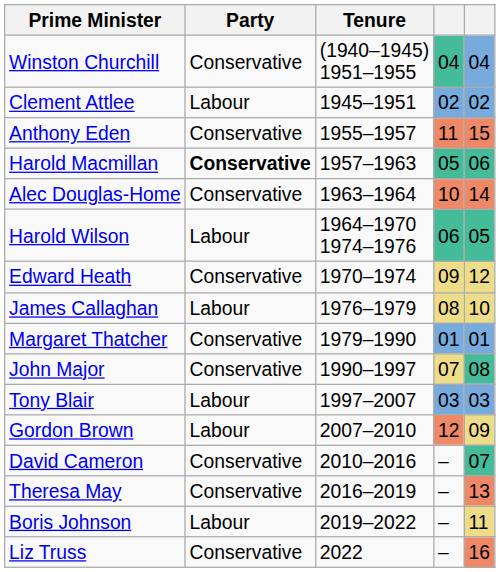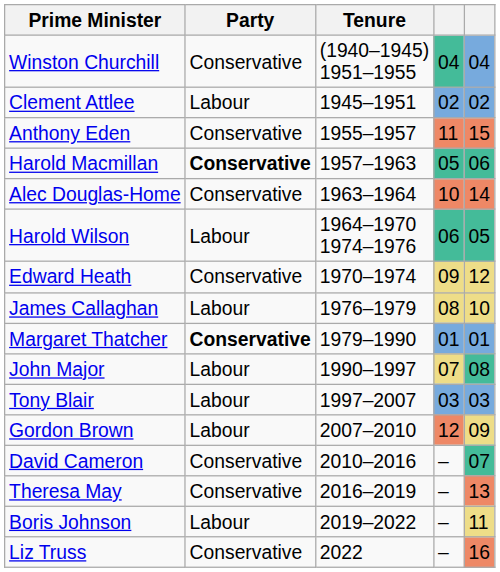(246, 338) normal -> (250, 338) bold
(246, 369) Conservative -> (220, 369) Labour
